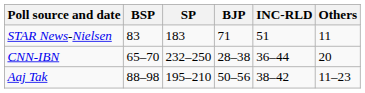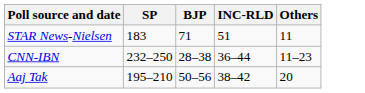- column: (143, 14)
(325, 56) 20 -> (296, 56) 11–23
(335, 77) 11–23 -> (286, 77) 20
